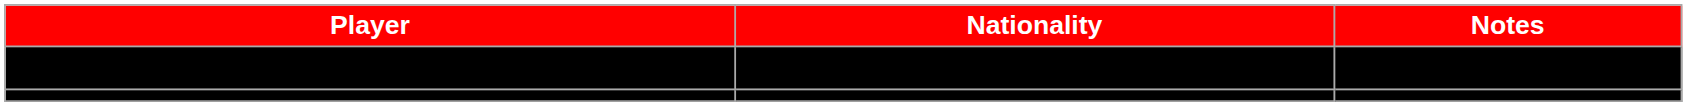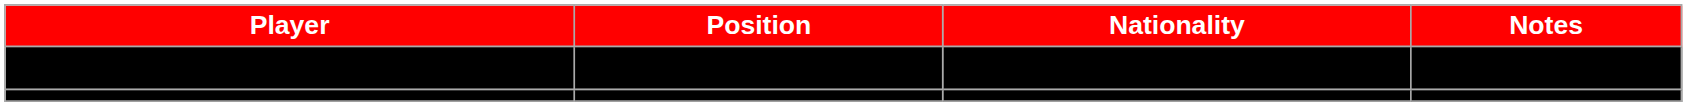+ column: (759, 25)
